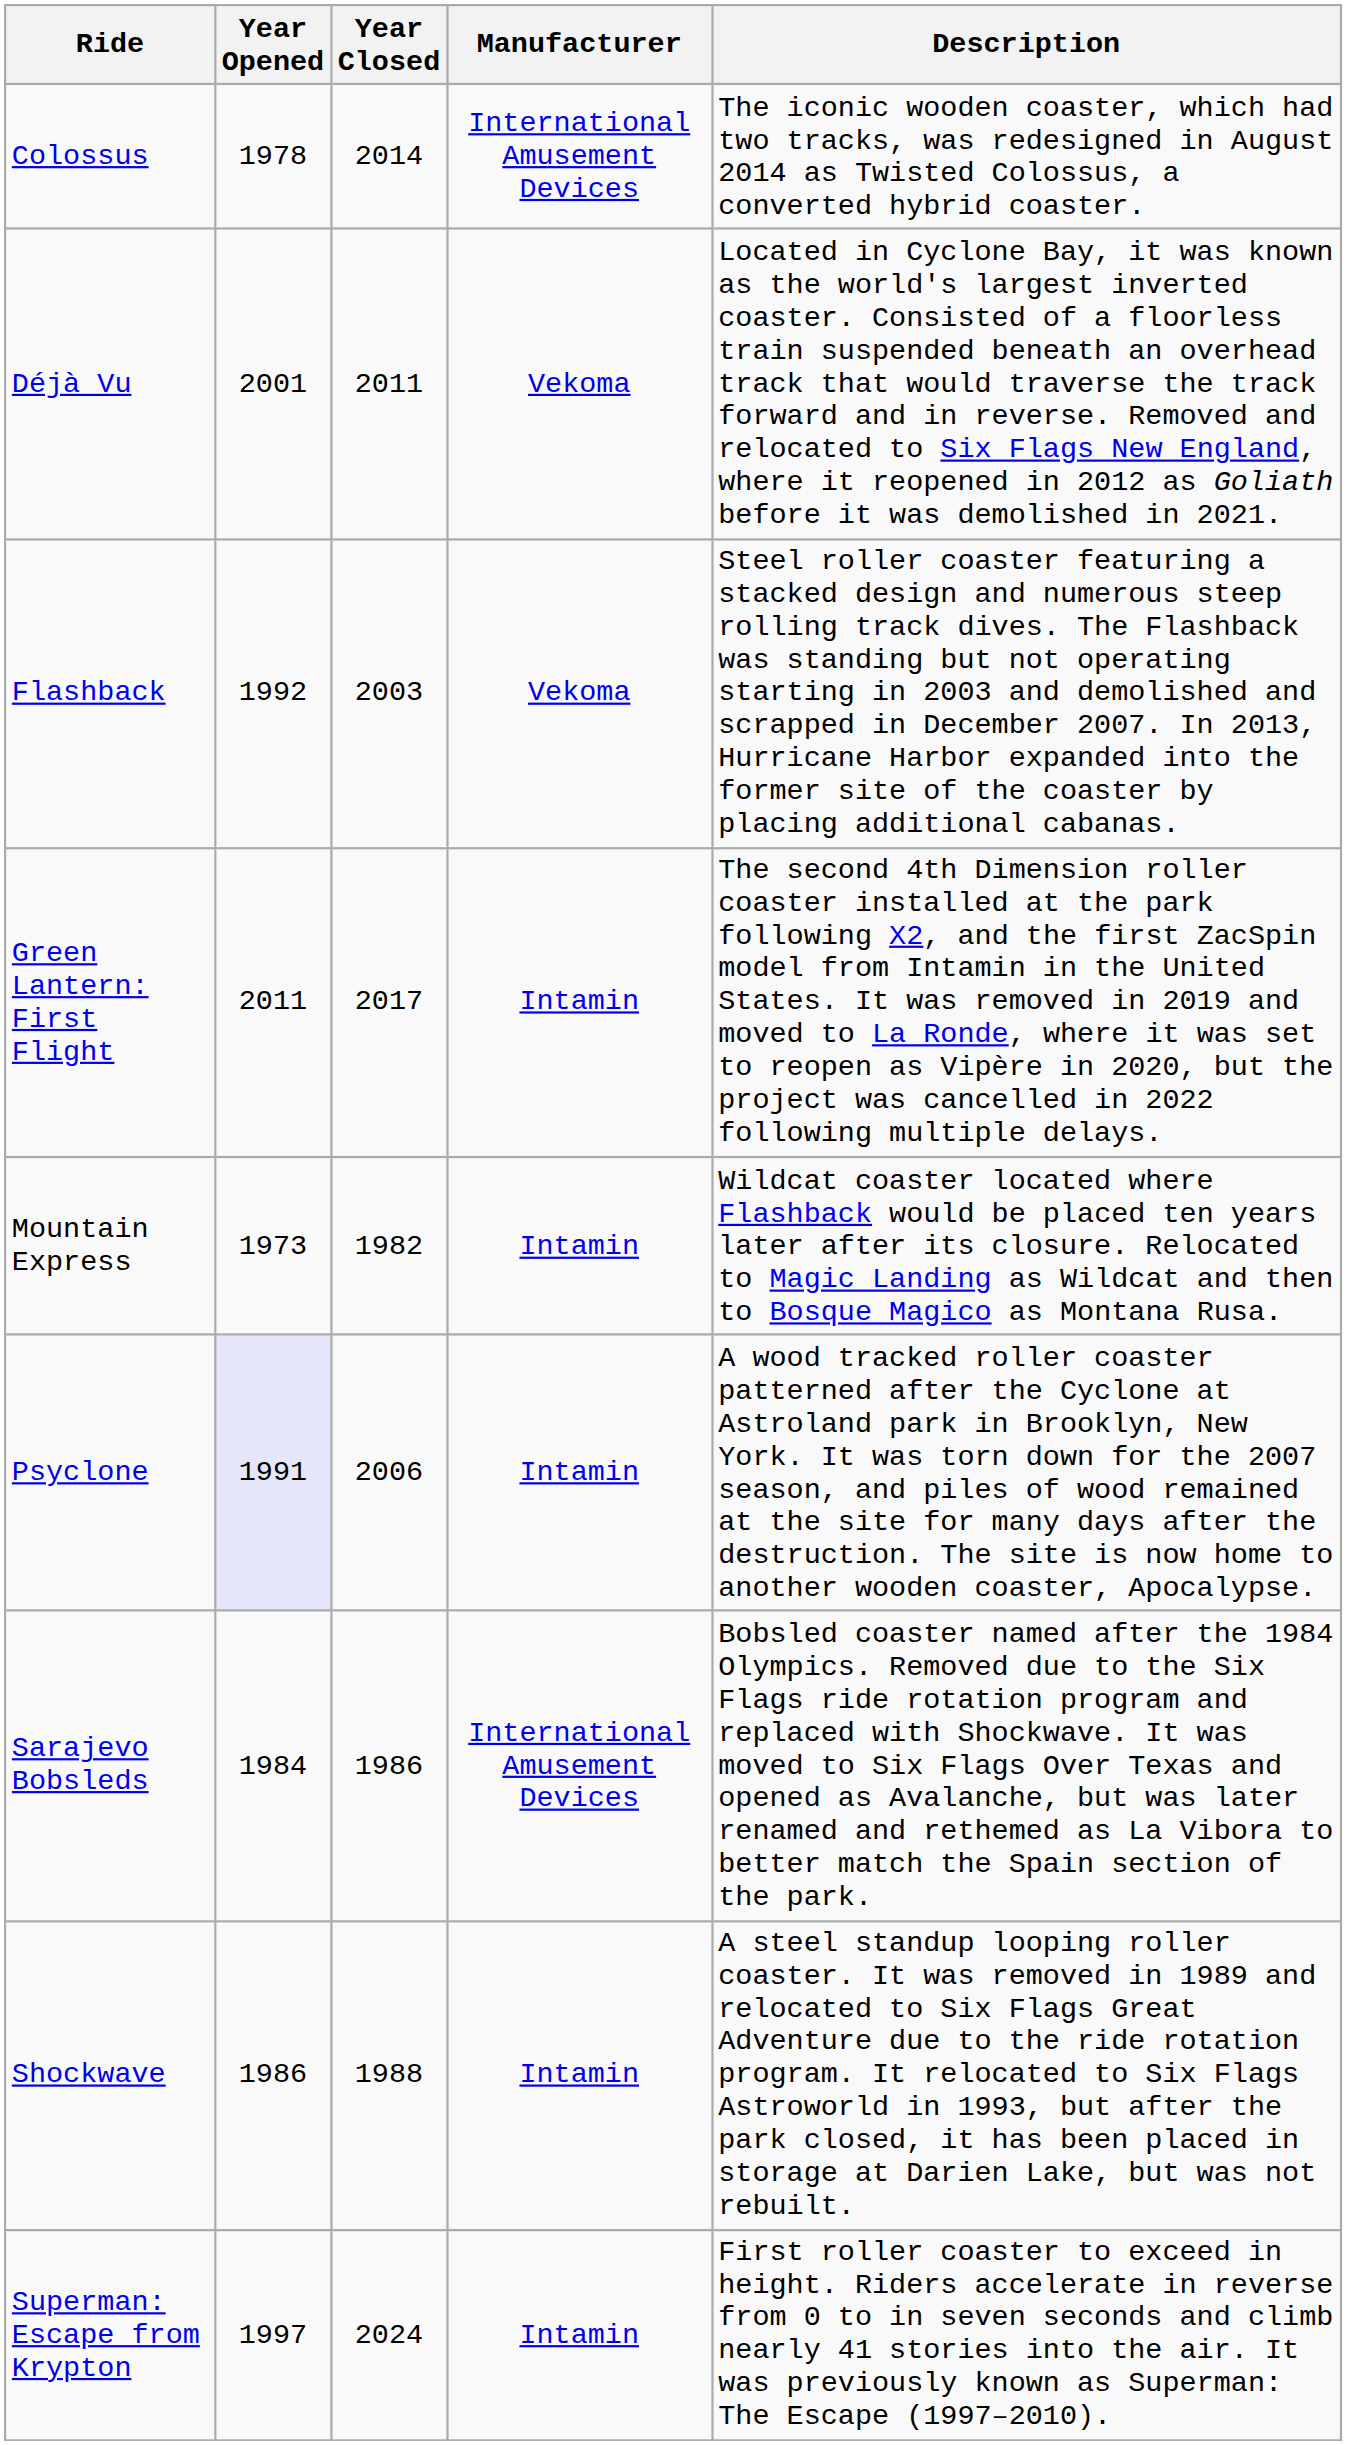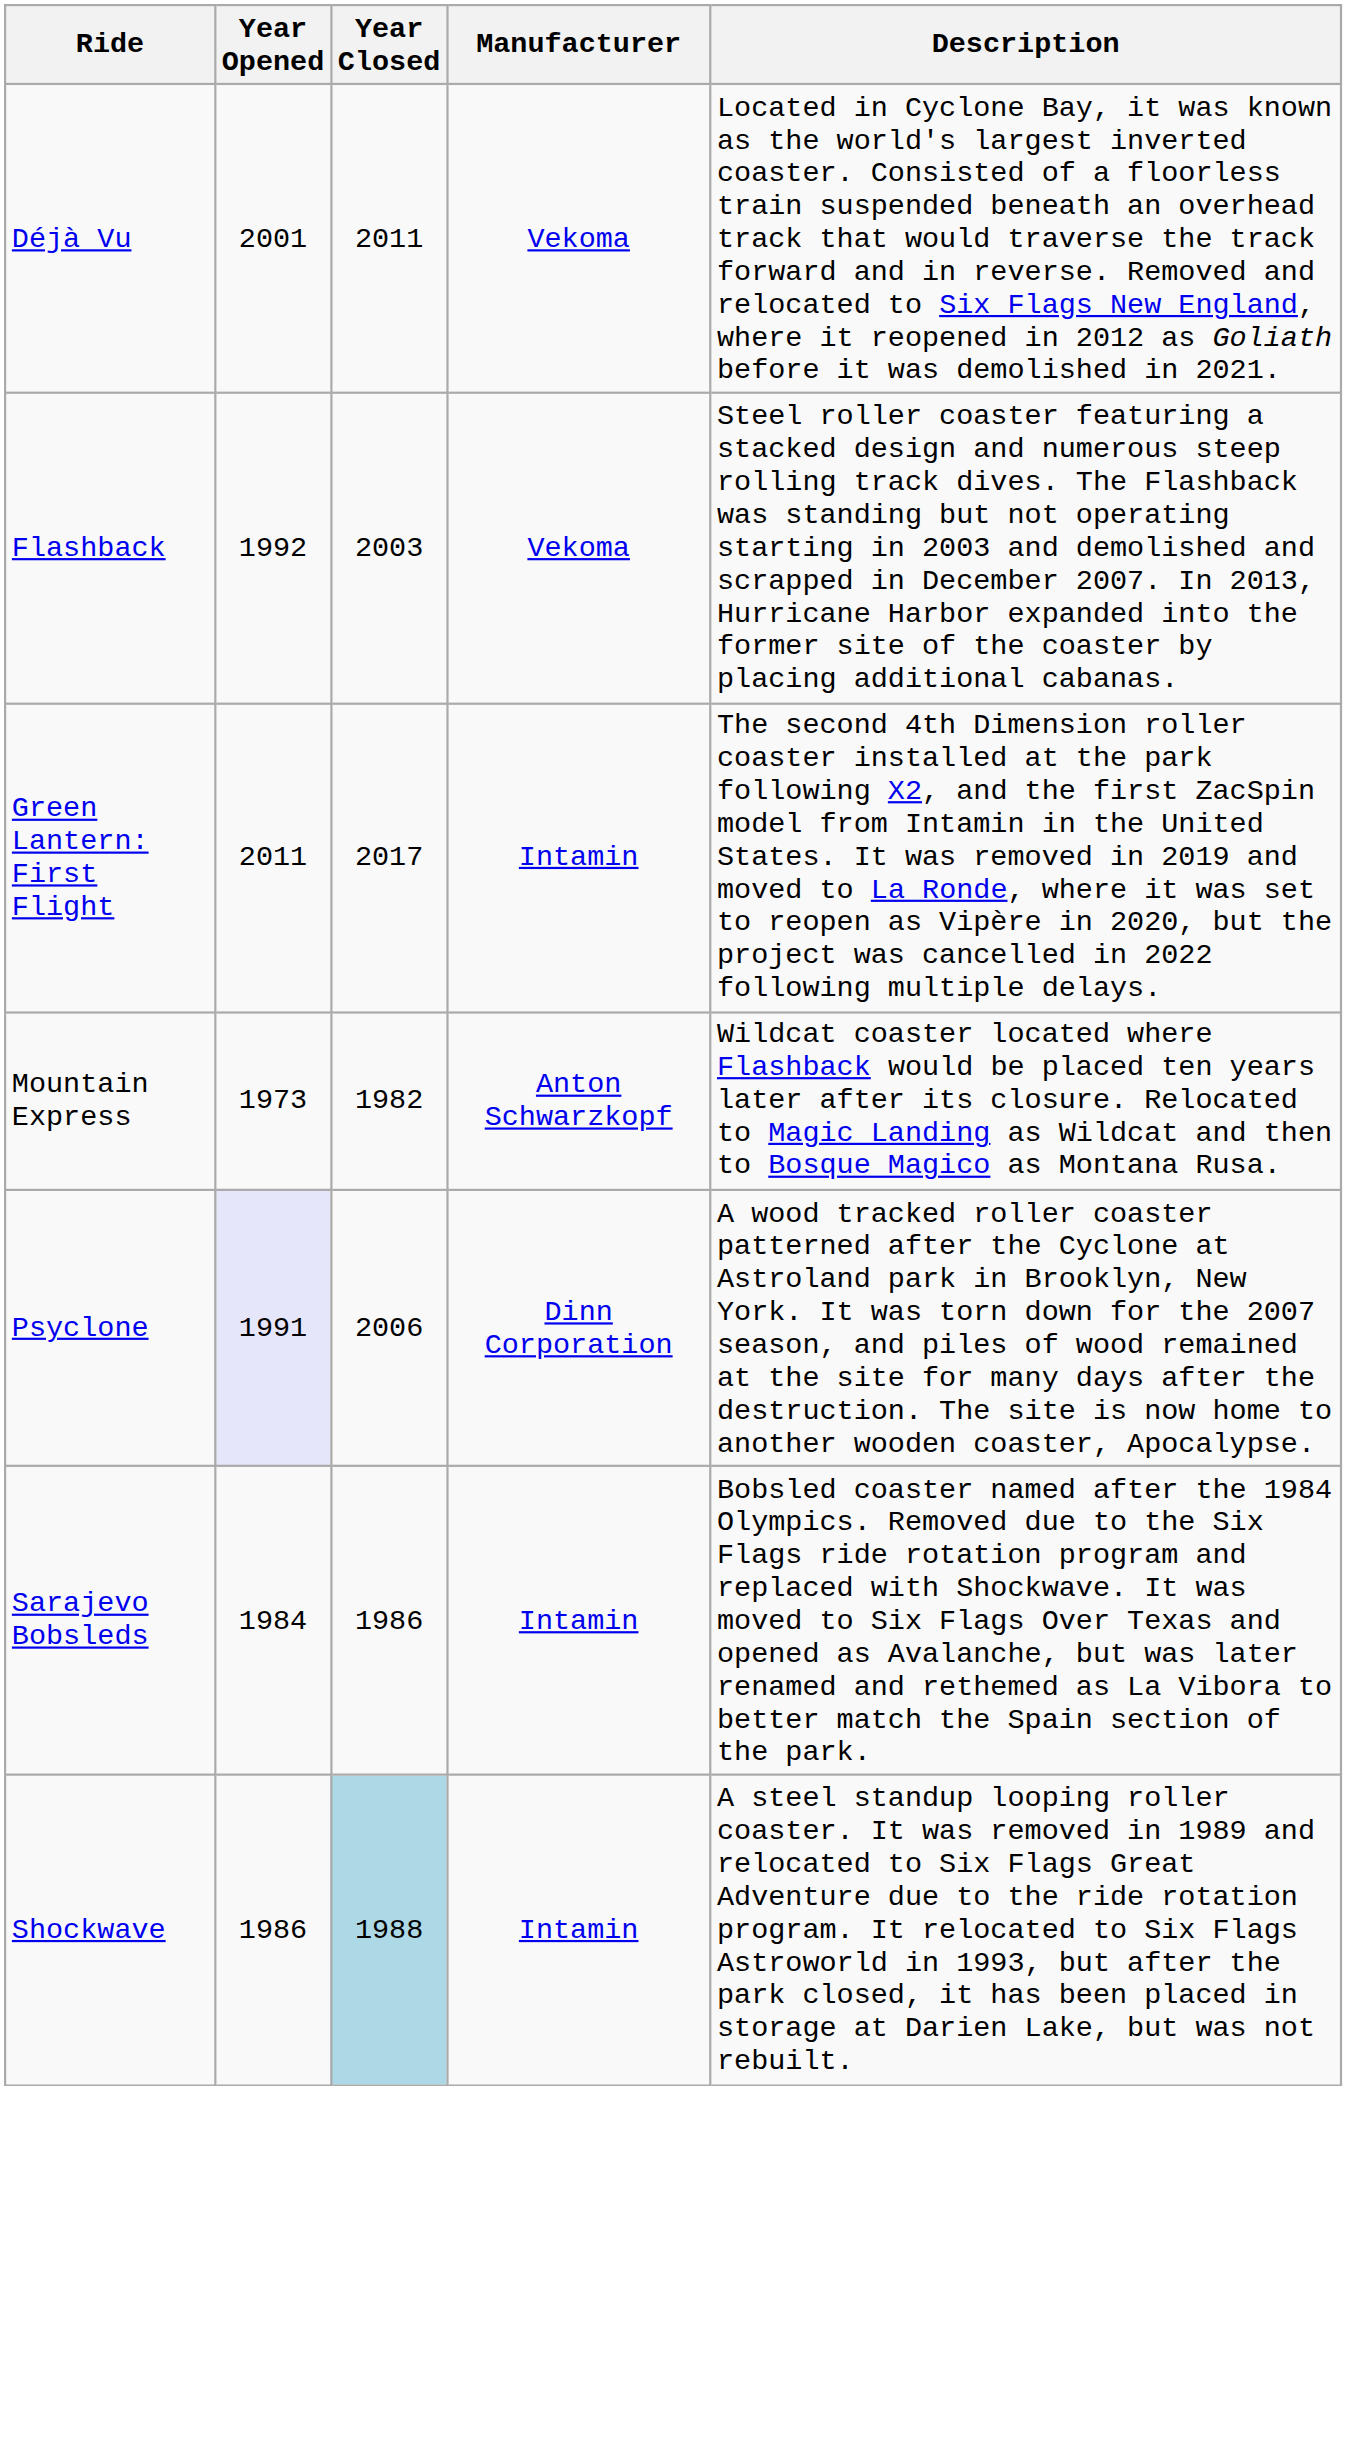- row: (80, 157)
(579, 1246) Intamin -> (579, 1101) Anton Schwarzkopf
(579, 1473) Intamin -> (579, 1328) Dinn Corporation
(579, 1766) International Amusement Devices -> (579, 1621) Intamin
(389, 2075) no background -> (389, 1930) lightblue background
- row: (106, 2335)
